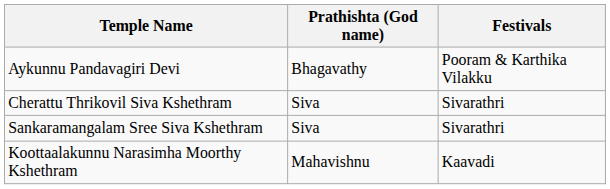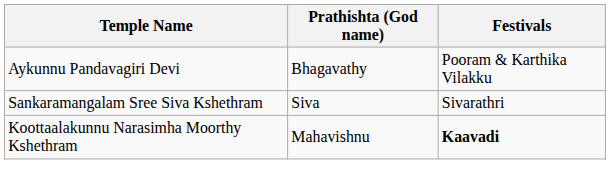- row: (120, 102)
(468, 162) normal -> (470, 136) bold
